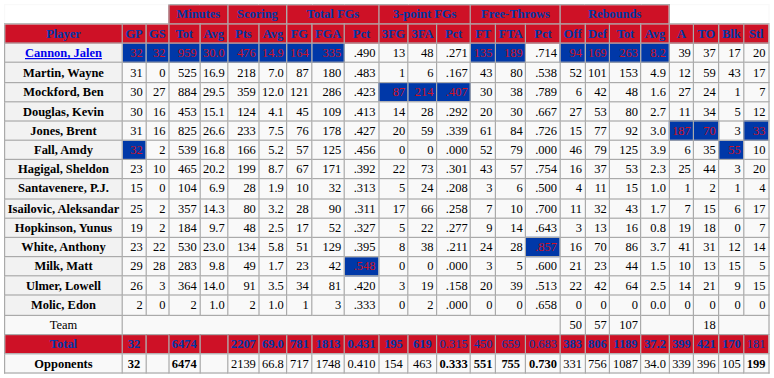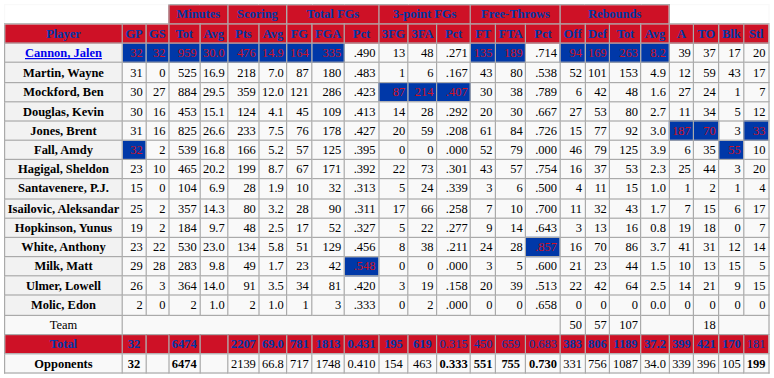(457, 131) .339 -> (457, 131) .208
(365, 150) .456 -> (365, 150) .395
(457, 189) .208 -> (457, 189) .339
(365, 247) .395 -> (365, 247) .456
